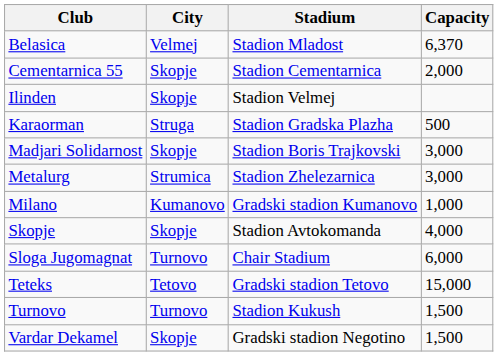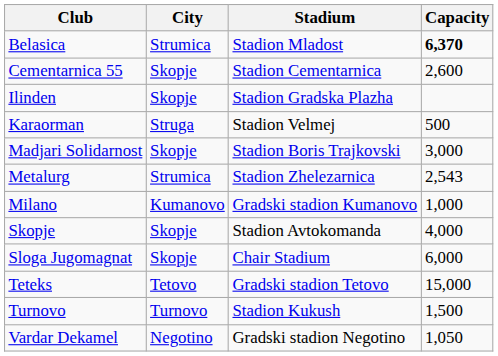(174, 44) Velmej -> (180, 44) Strumica
(444, 44) normal -> (444, 44) bold
(444, 71) 2,000 -> (444, 71) 2,600
(284, 97) Stadion Velmej -> (313, 97) Stadion Gradska Plazha
(313, 124) Stadion Gradska Plazha -> (284, 124) Stadion Velmej
(444, 177) 3,000 -> (444, 177) 2,543
(179, 257) Turnovo -> (173, 257) Skopje
(173, 337) Skopje -> (181, 337) Negotino
(444, 337) 1,500 -> (444, 337) 1,050
